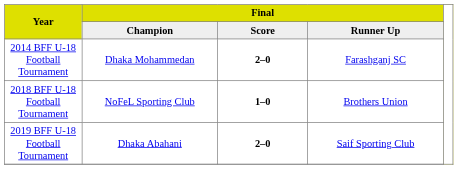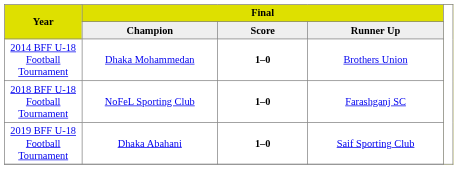(263, 59) 2–0 -> (263, 59) 1–0
(376, 59) Farashganj SC -> (376, 59) Brothers Union
(376, 101) Brothers Union -> (376, 101) Farashganj SC
(263, 143) 2–0 -> (263, 143) 1–0
